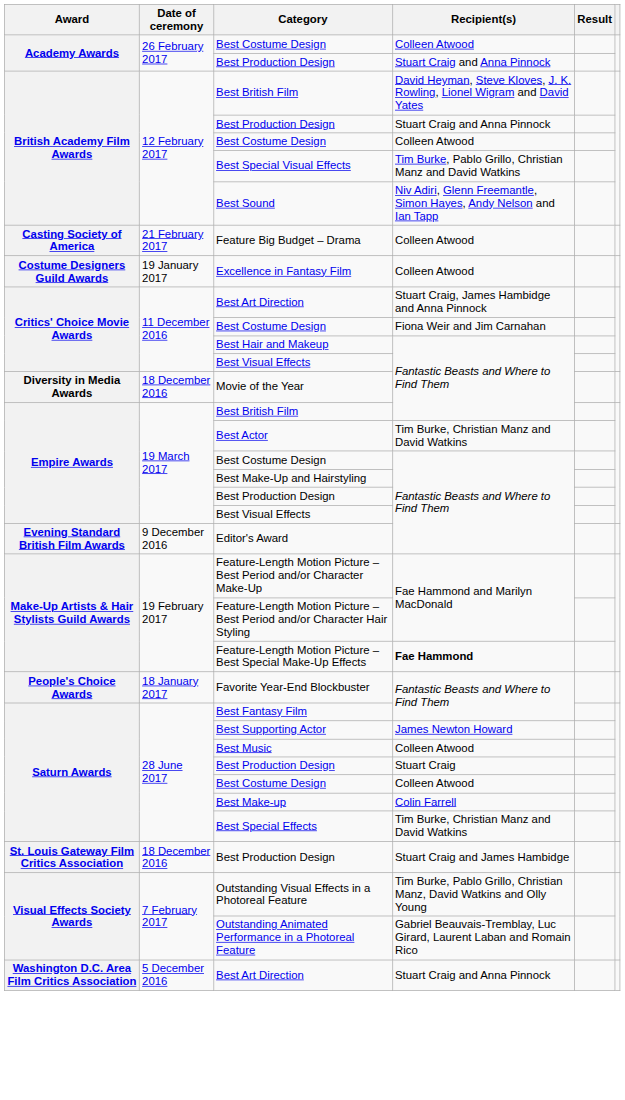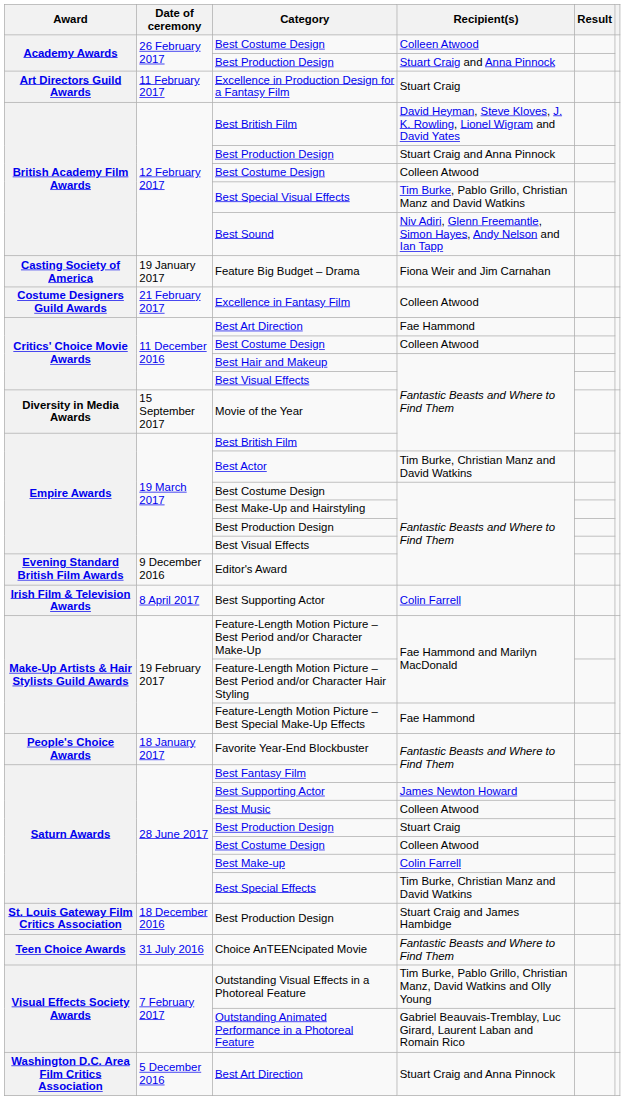+ row: (71, 86)
(173, 240) 21 February 2017 -> (167, 271) 19 January 2017
(434, 240) Colleen Atwood -> (475, 271) Fiona Weir and Jim Carnahan
(170, 271) 19 January 2017 -> (170, 302) 21 February 2017
(473, 302) Stuart Craig, James Hambidge and Anna Pinnock -> (437, 326) Fae Hammond
(470, 326) Fiona Weir and Jim Carnahan -> (439, 344) Colleen Atwood
(176, 387) 18 December 2016 -> (167, 411) 15 September 2017
+ row: (71, 600)
(434, 656) bold -> (437, 718) normal
+ row: (71, 949)
